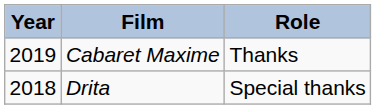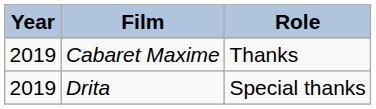(33, 88) 2018 -> (33, 88) 2019
